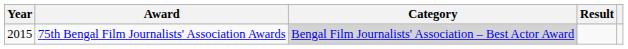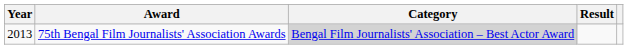(20, 34) 2015 -> (20, 34) 2013
